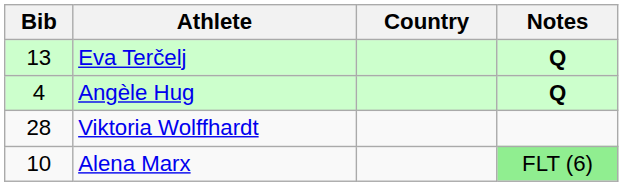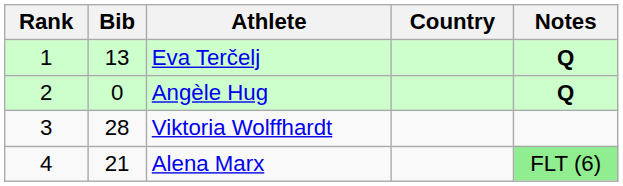+ column: (46, 22)
(39, 92) 4 -> (117, 92) 0
(39, 163) 10 -> (117, 163) 21
